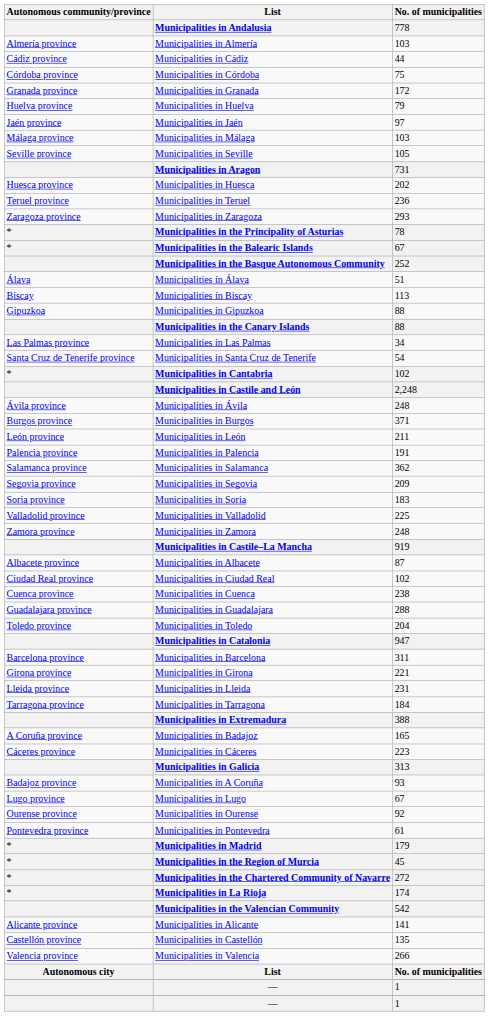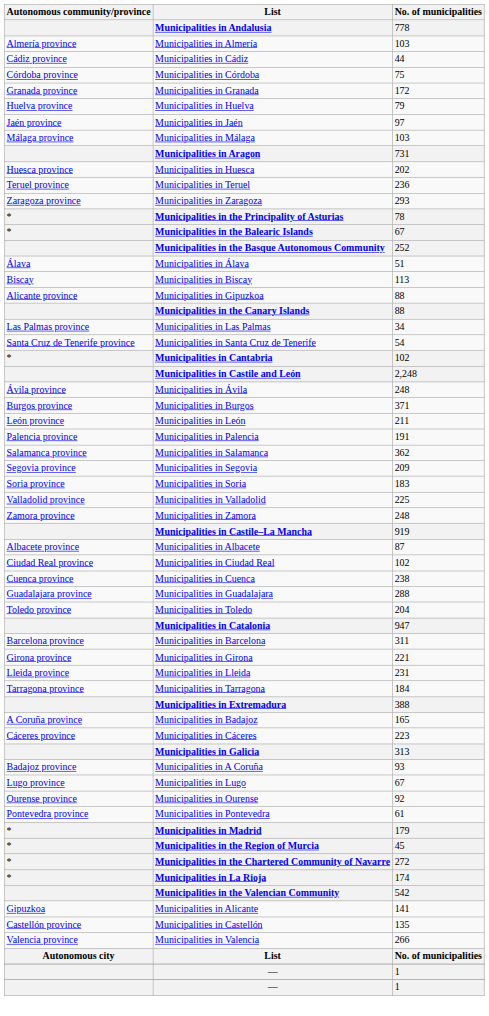- row: (204, 153)
(26, 311) Gipuzkoa -> (42, 295) Alicante province
(42, 924) Alicante province -> (26, 909) Gipuzkoa
